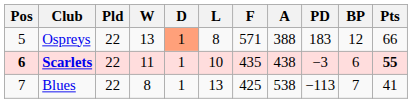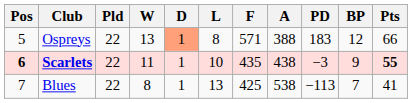(356, 62) 6 -> (356, 62) 9
